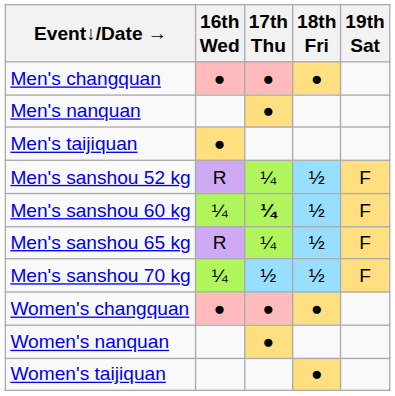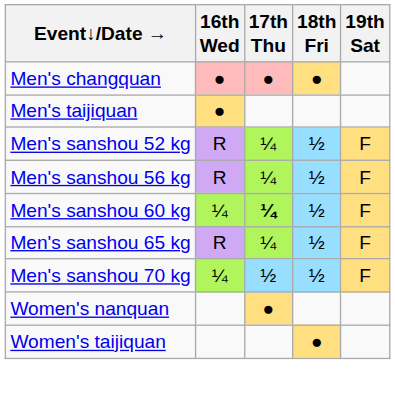- row: (76, 111)
+ row: (101, 177)
- row: (100, 308)
